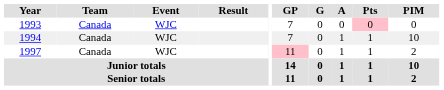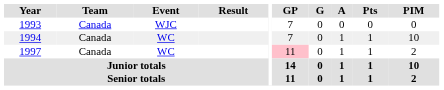(370, 24) pink background -> (370, 24) no background
(166, 38) WJC -> (166, 38) WC
(166, 51) WJC -> (166, 51) WC
